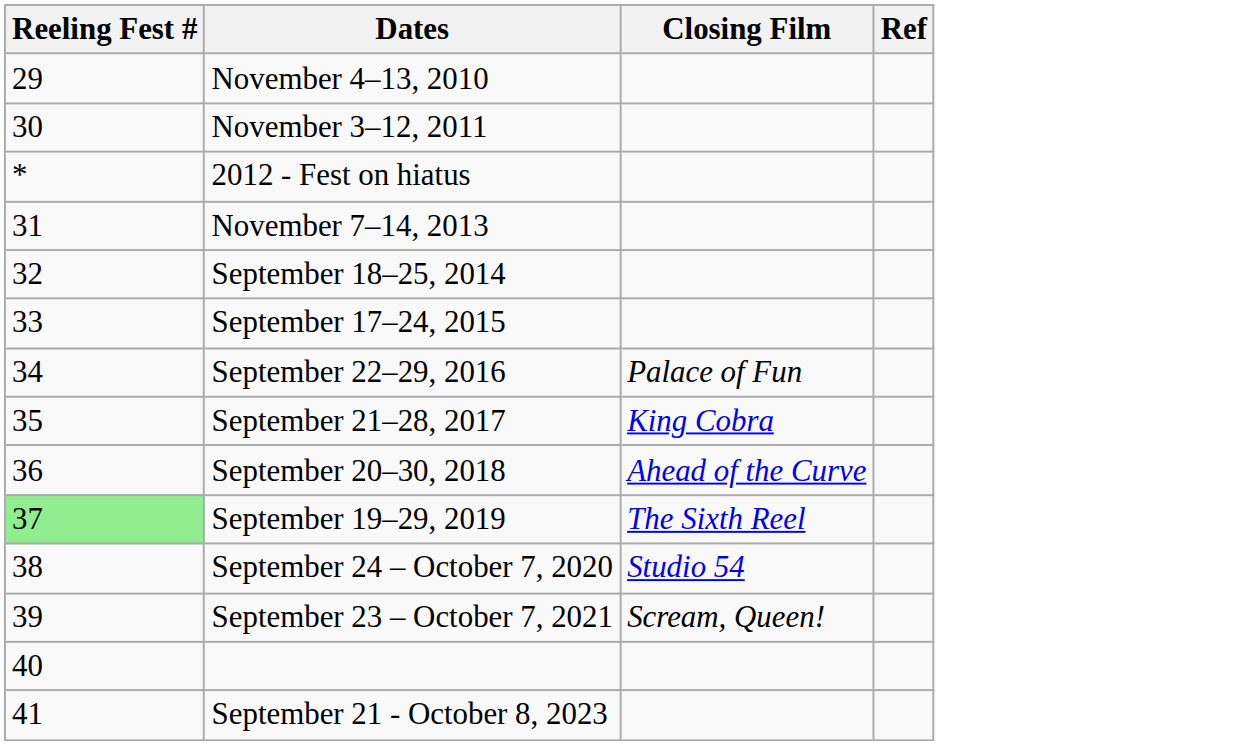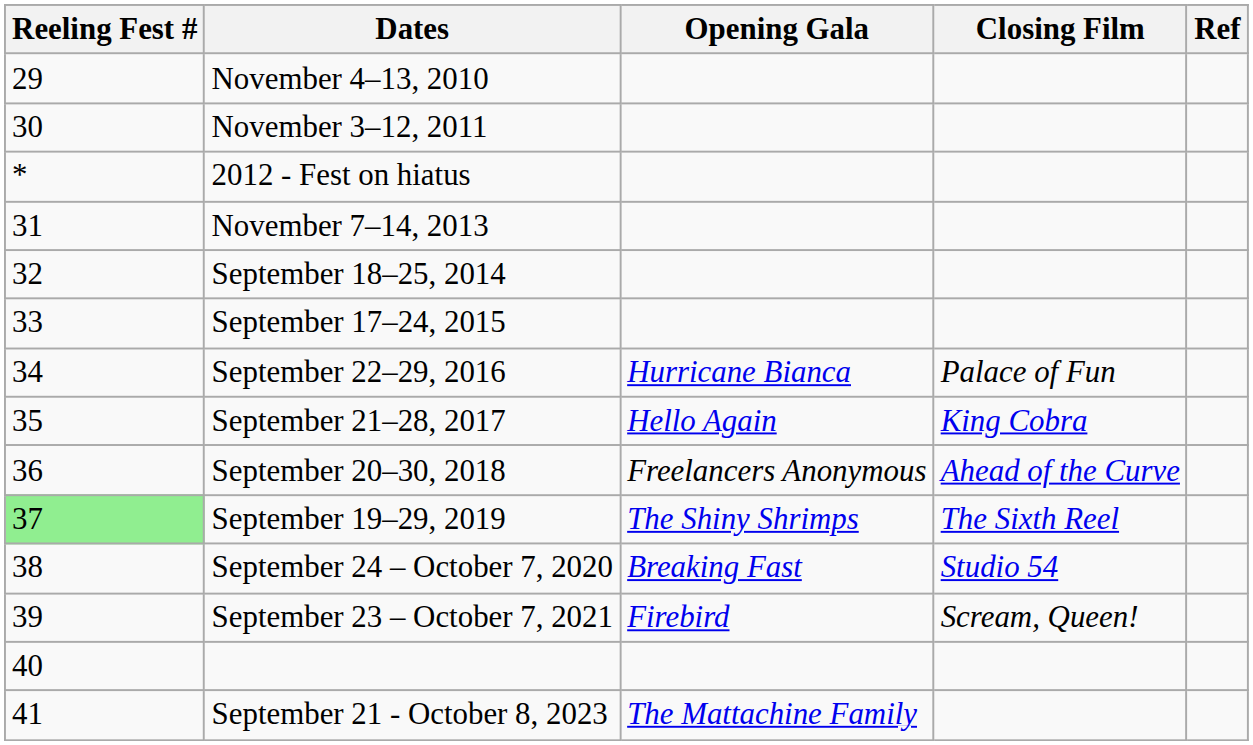+ column: (777, 28)
